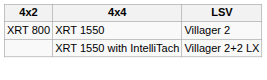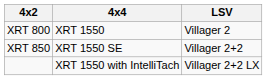+ row: (28, 48)
